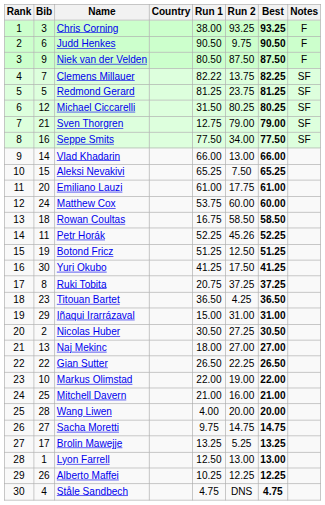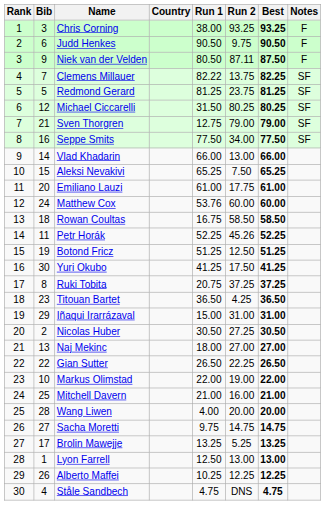(242, 60) 87.50 -> (242, 60) 87.11
(209, 204) 53.75 -> (209, 204) 53.76
